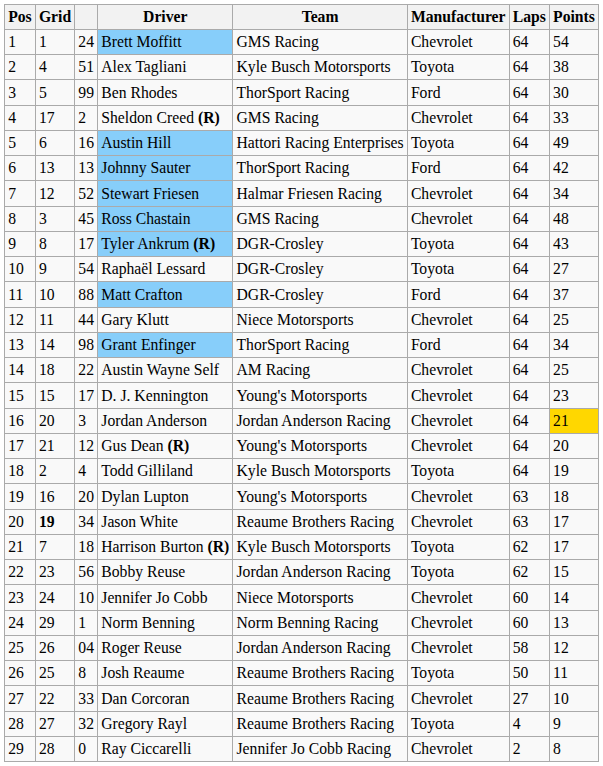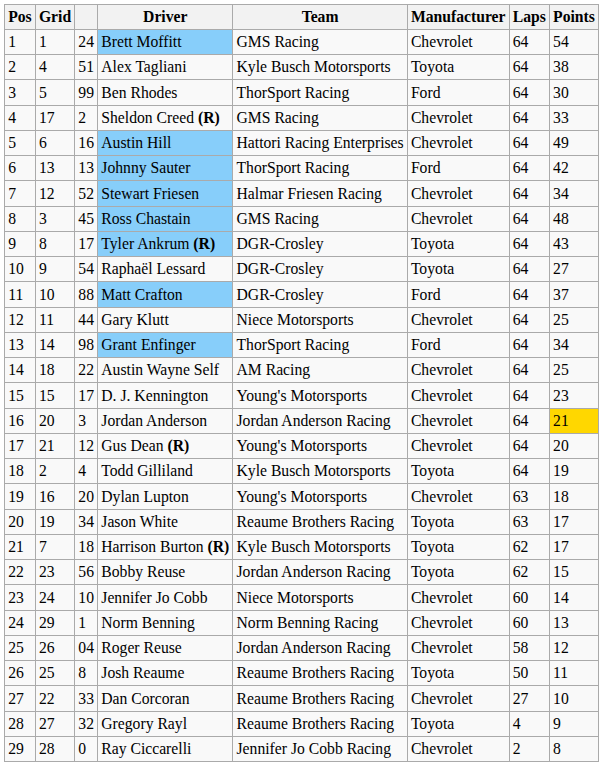(433, 143) Toyota -> (442, 143) Chevrolet
(47, 521) bold -> (47, 521) normal
(442, 521) Chevrolet -> (433, 521) Toyota
